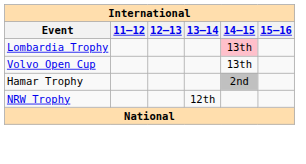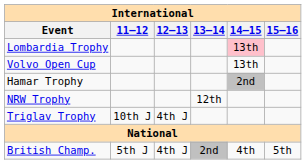+ row: (51, 116)
+ row: (51, 150)
